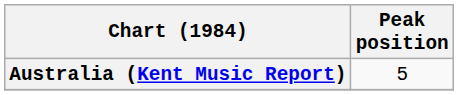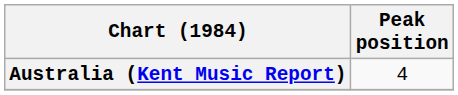(402, 74) 5 -> (402, 74) 4
